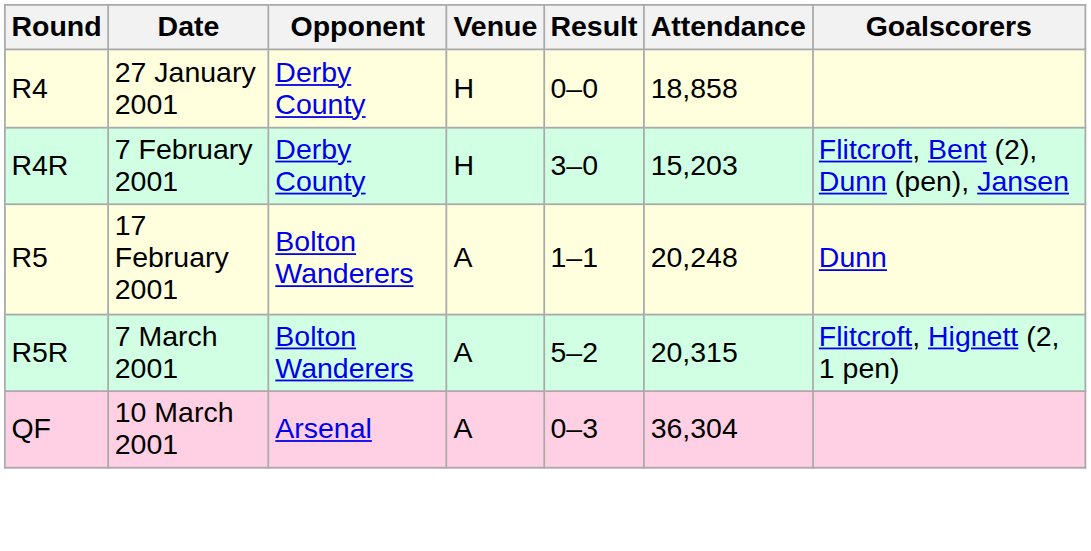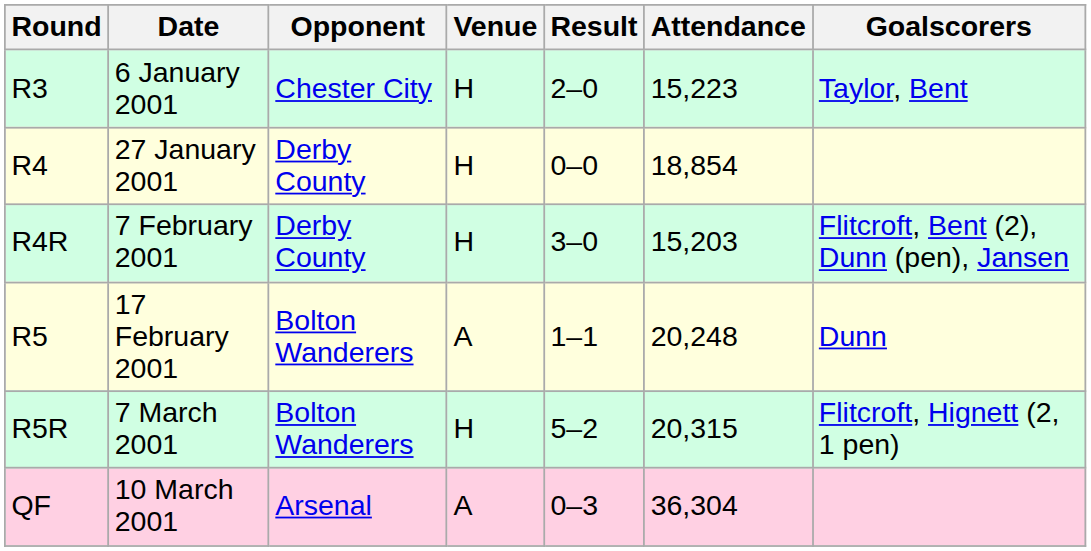+ row: (30, 88)
(694, 88) 18,858 -> (694, 165) 18,854
(463, 351) A -> (464, 429) H
